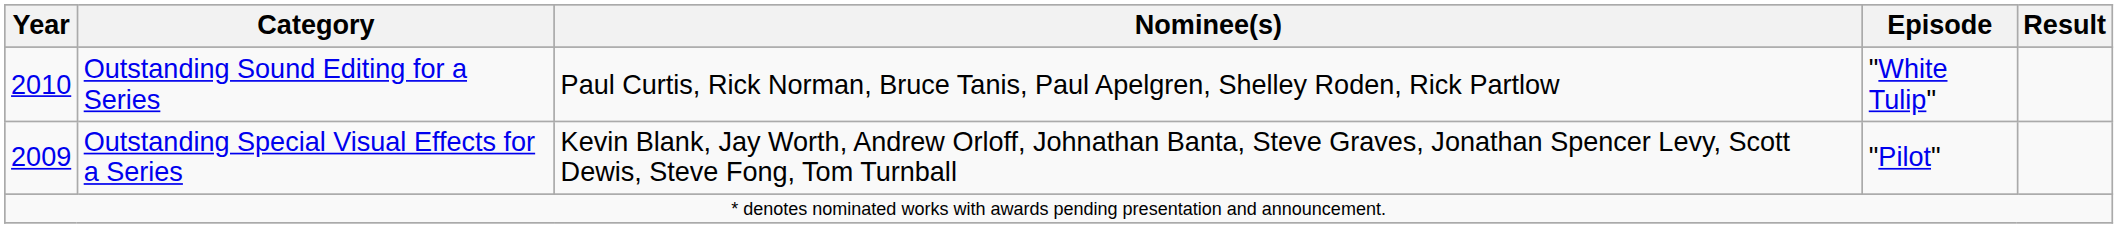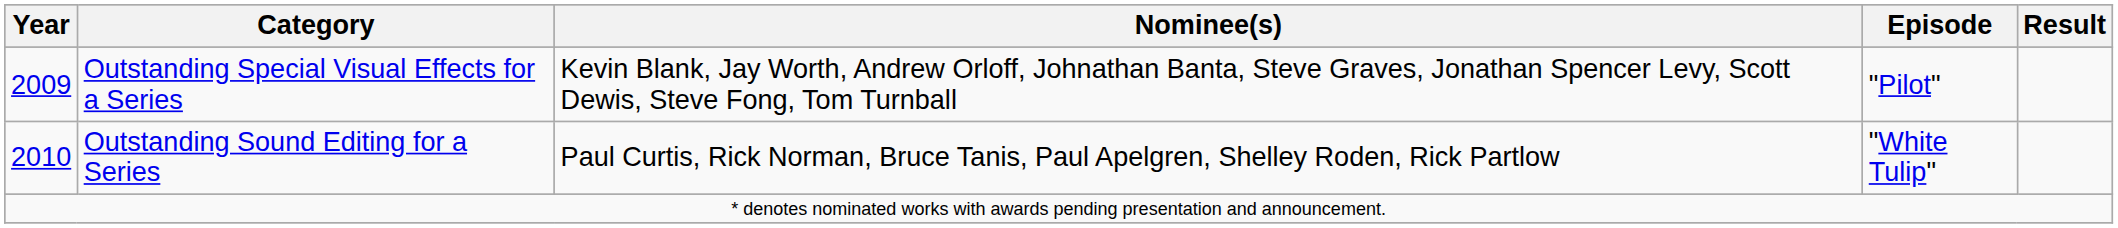rows swapped: (309, 157) <-> (275, 84)
